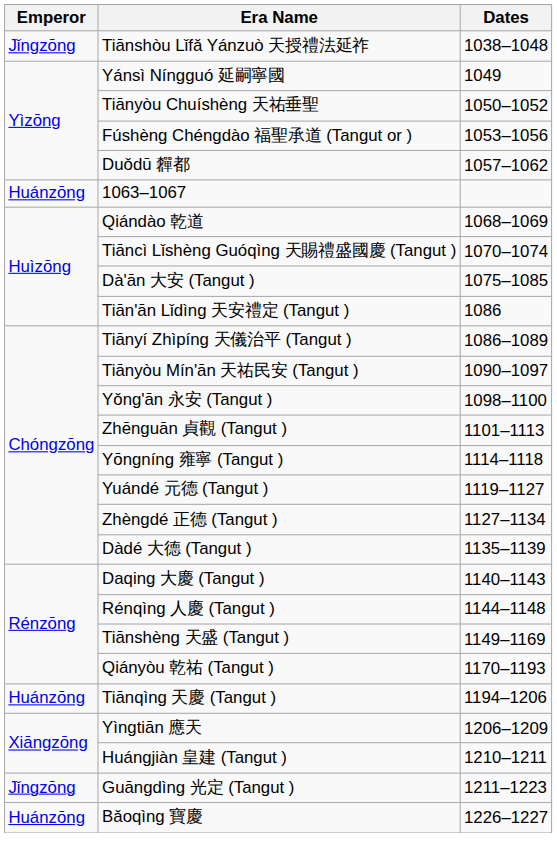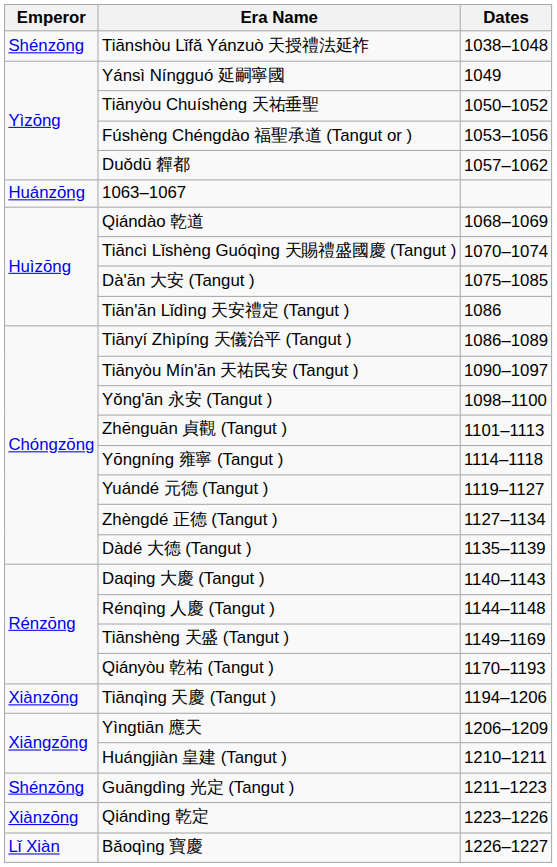(42, 46) Jǐngzōng -> (46, 46) Shénzōng
(47, 698) Huánzōng -> (43, 698) Xiànzōng
(42, 787) Jǐngzōng -> (46, 787) Shénzōng
+ row: (155, 817)
(47, 817) Huánzōng -> (34, 847) Lǐ Xiàn
